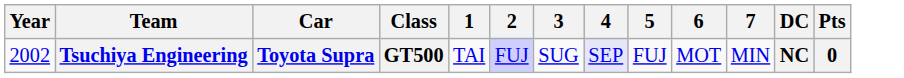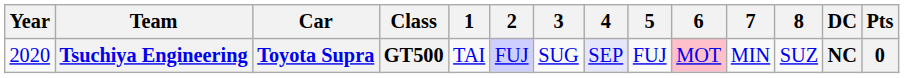+ column: (799, 21)
(30, 55) 2002 -> (30, 55) 2020
(699, 55) no background -> (699, 55) pink background
